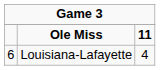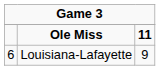(145, 55) 4 -> (145, 55) 9
